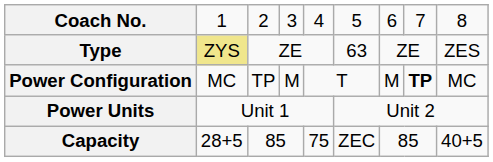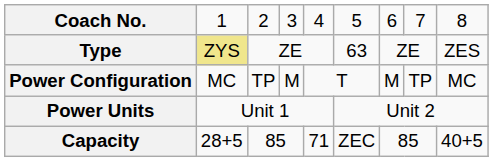(420, 80) bold -> (420, 80) normal
(319, 141) 75 -> (319, 141) 71
